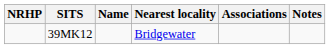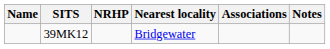columns swapped: (113, 14) <-> (25, 14)
